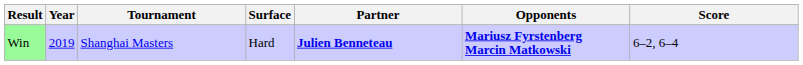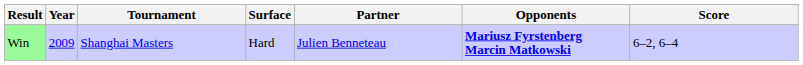(62, 42) 2019 -> (62, 42) 2009
(345, 42) bold -> (341, 42) normal
